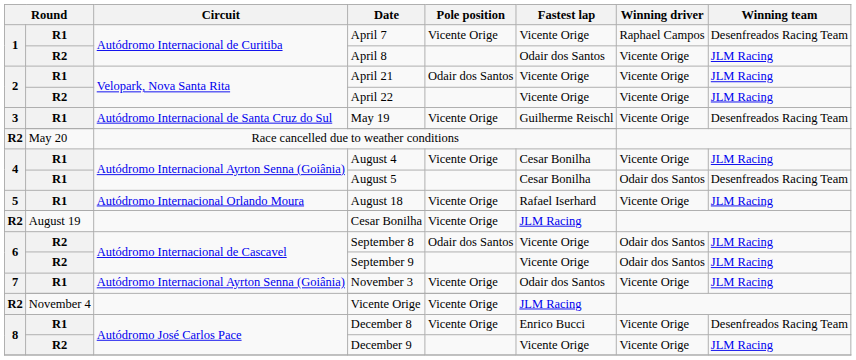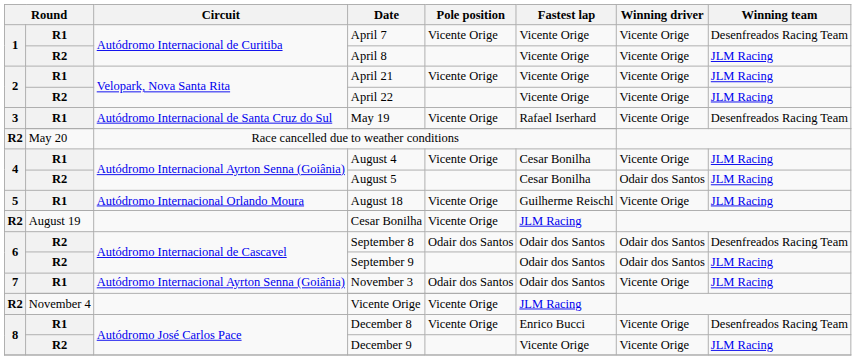(662, 35) Raphael Campos -> (654, 35) Vicente Orige
(562, 55) Odair dos Santos -> (554, 55) Vicente Orige
(471, 76) Odair dos Santos -> (463, 76) Vicente Orige
(566, 117) Guilherme Reischl -> (558, 117) Rafael Iserhard
(60, 179) R1 -> (60, 179) R2
(779, 179) Desenfreados Racing Team -> (742, 179) JLM Racing
(558, 200) Rafael Iserhard -> (566, 200) Guilherme Reischl
(554, 241) Vicente Orige -> (562, 241) Odair dos Santos
(742, 241) JLM Racing -> (779, 241) Desenfreados Racing Team
(554, 262) Vicente Orige -> (562, 262) Odair dos Santos
(463, 282) Vicente Orige -> (471, 282) Odair dos Santos
